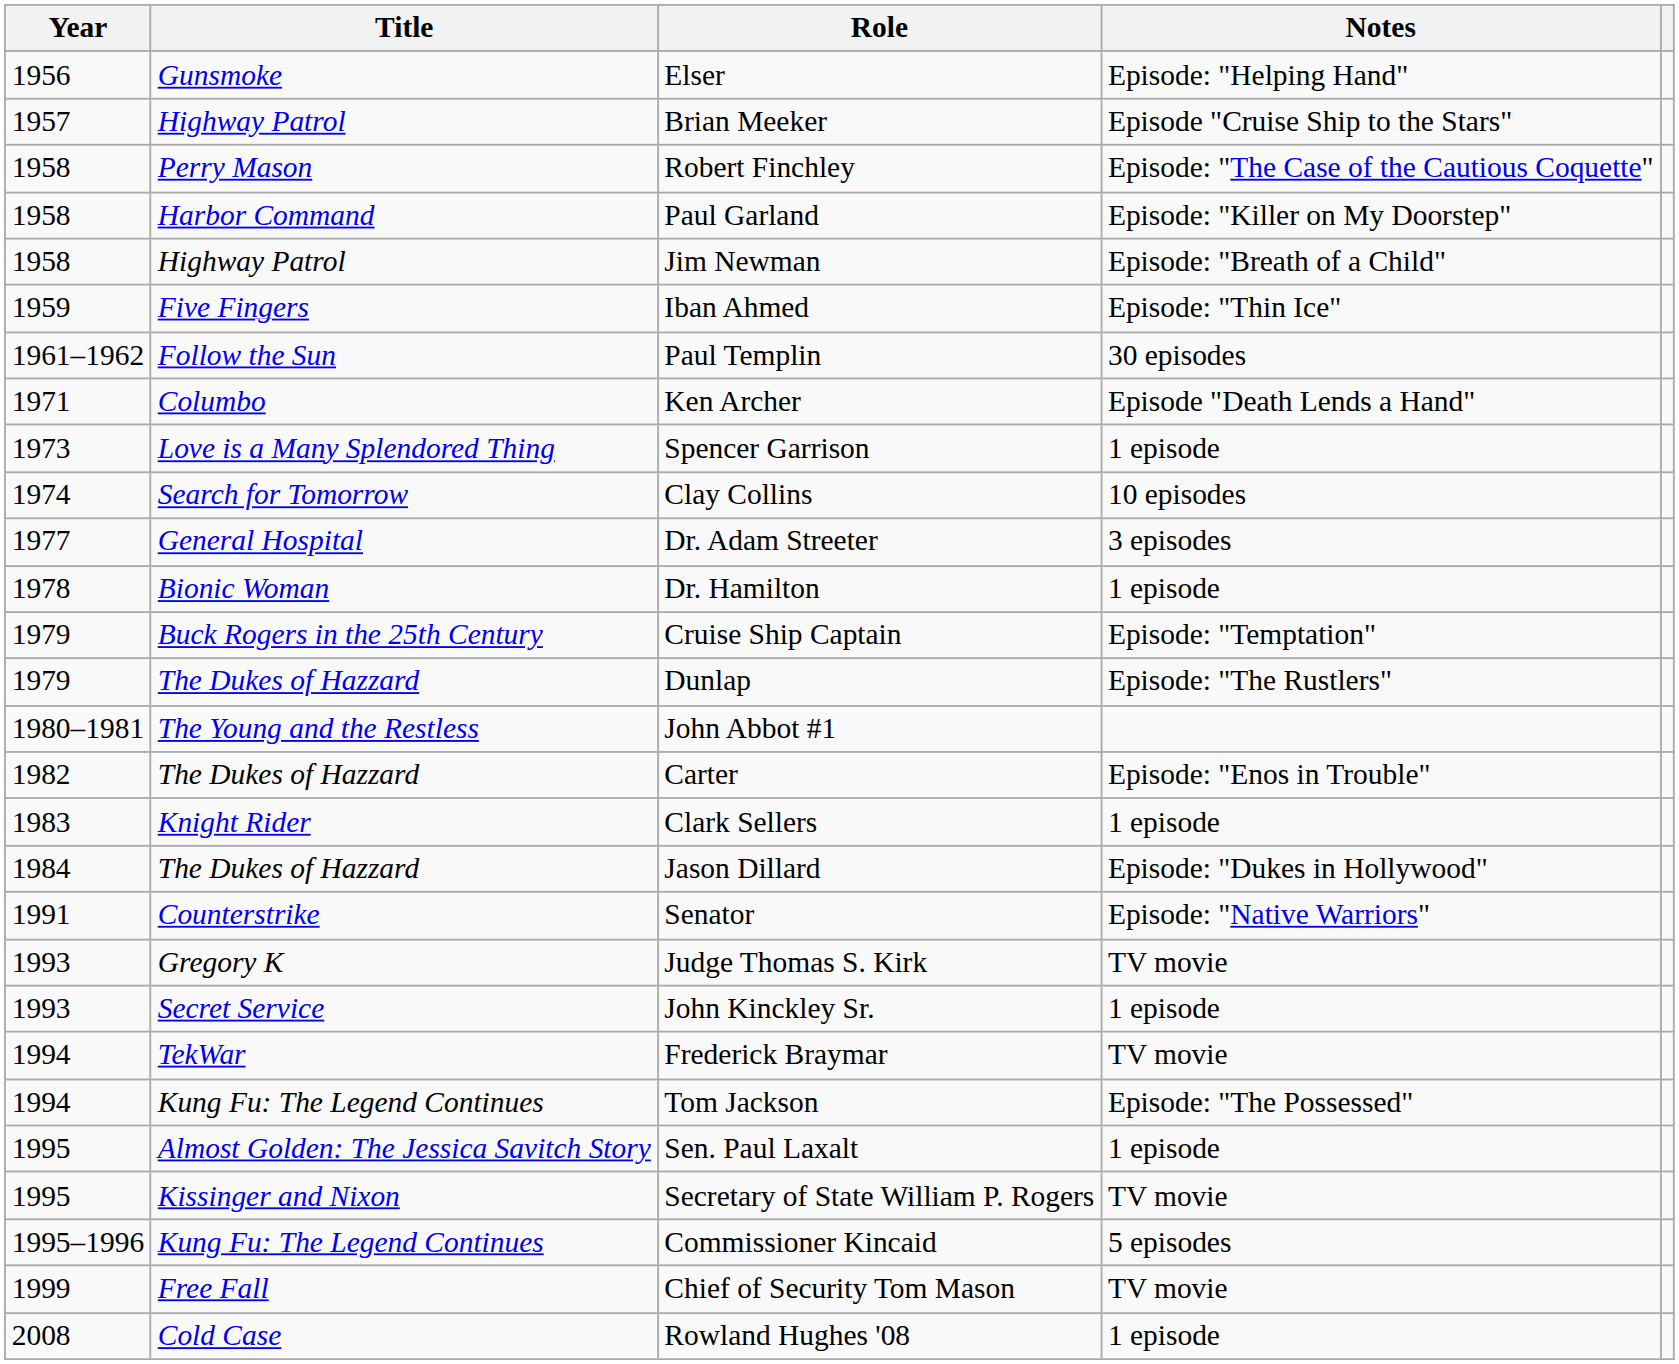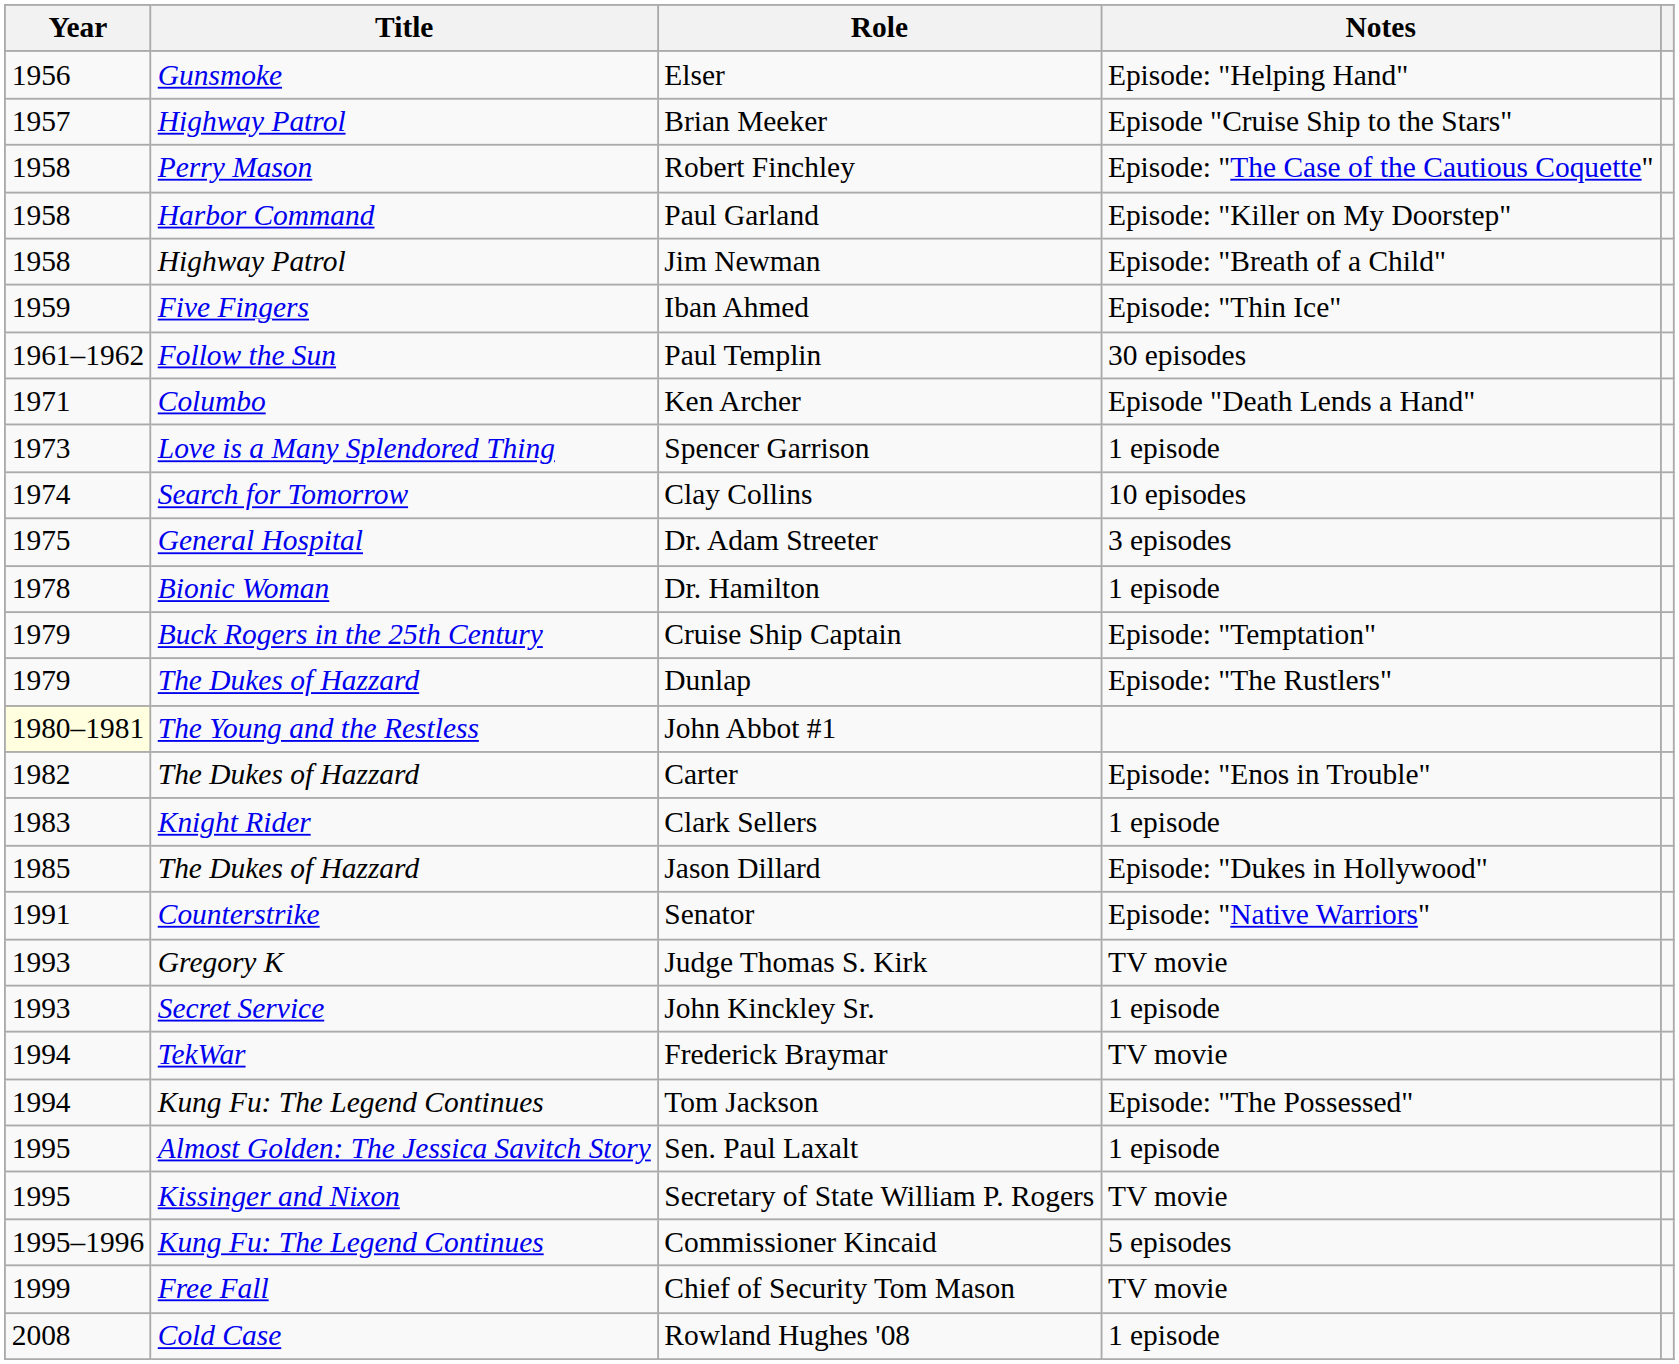(41, 541) 1977 -> (41, 541) 1975
(78, 728) no background -> (78, 728) lightyellow background
(41, 868) 1984 -> (41, 868) 1985
